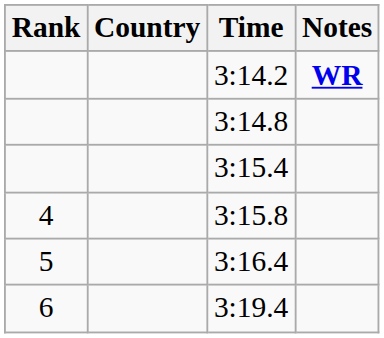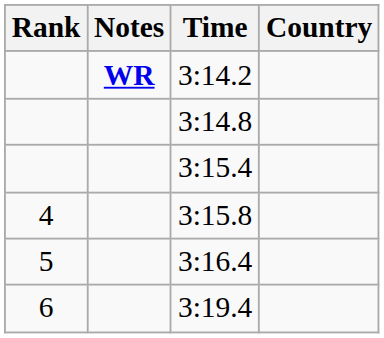columns swapped: (147, 27) <-> (337, 27)
